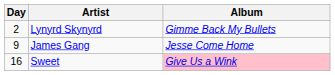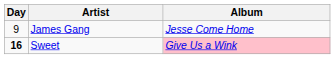- row: (66, 29)
(16, 62) normal -> (16, 45) bold
